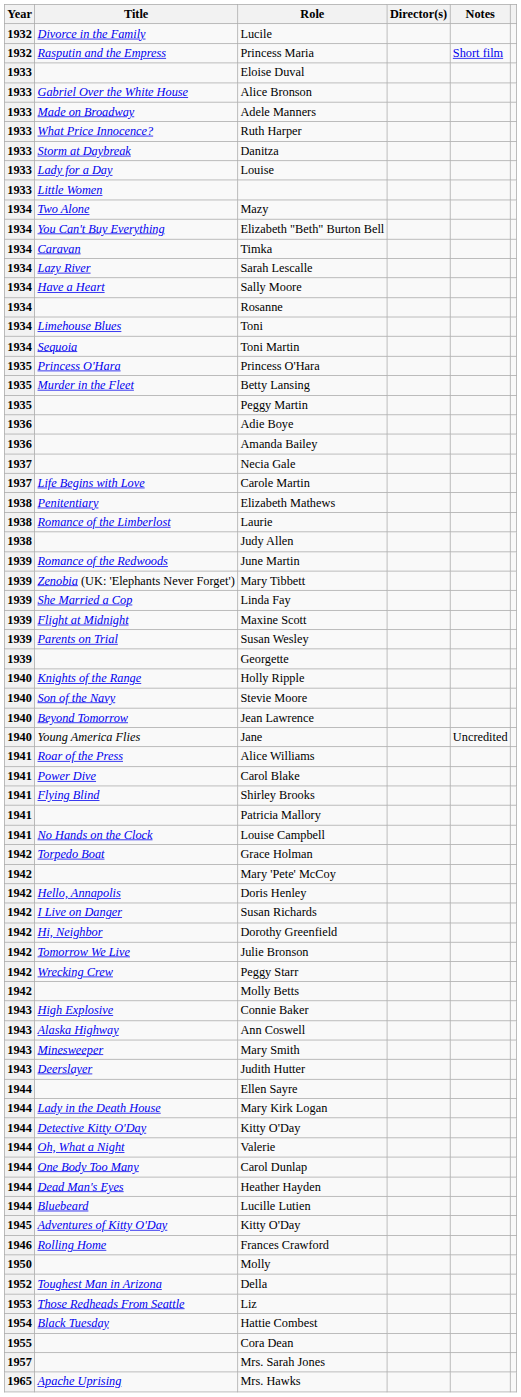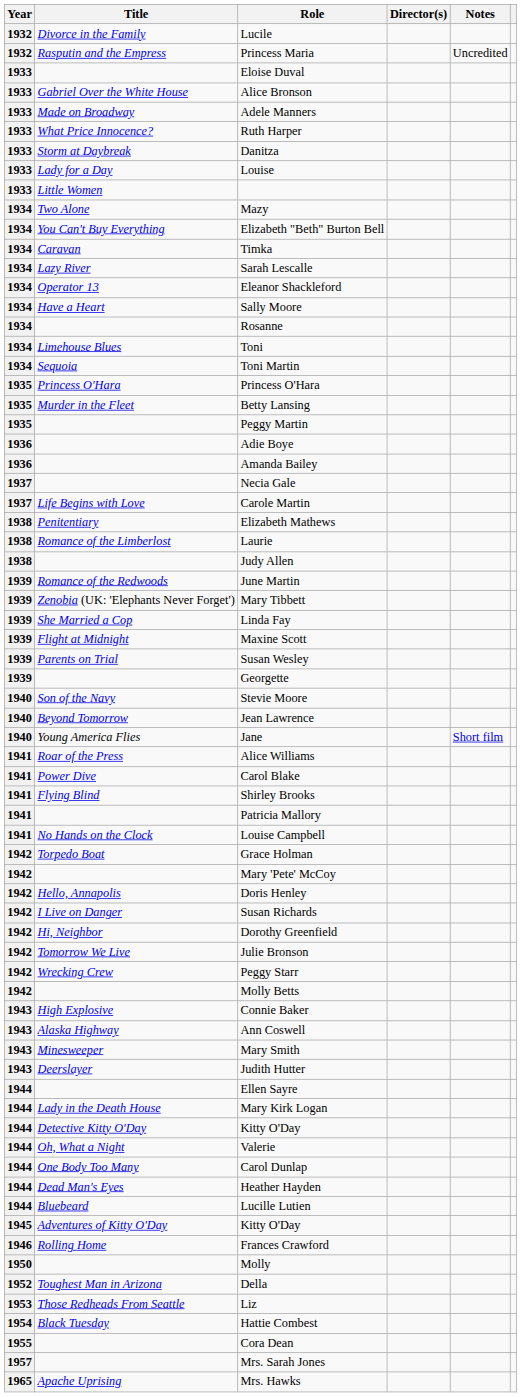(478, 53) Short film -> (480, 53) Uncredited
+ row: (68, 287)
- row: (89, 678)
(480, 737) Uncredited -> (478, 737) Short film
